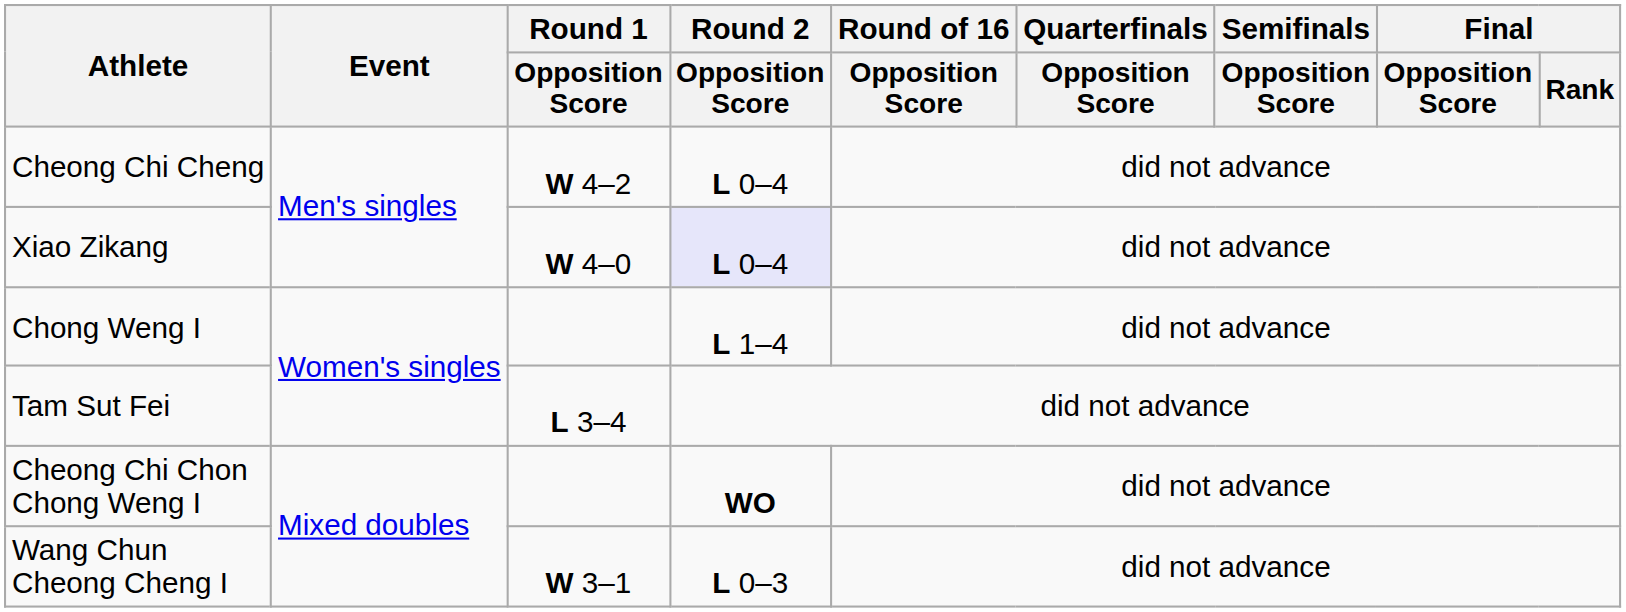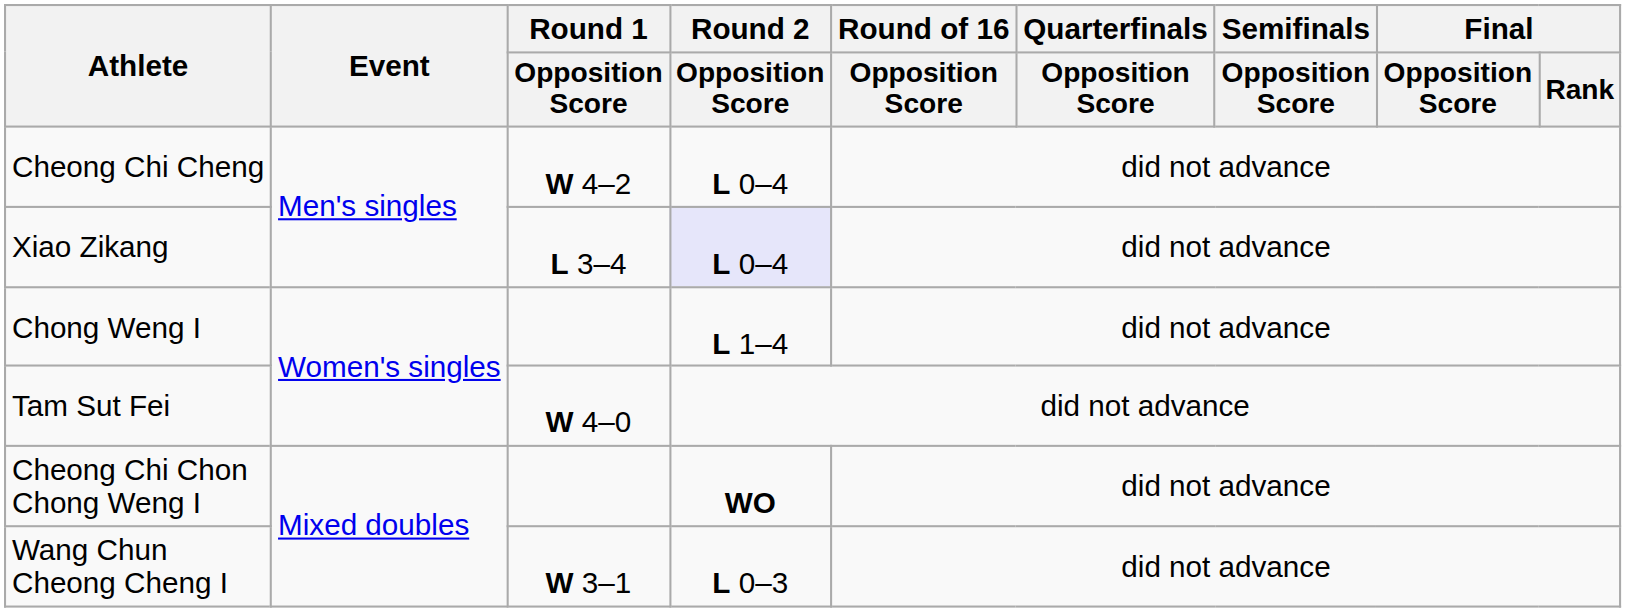(588, 264) W 4–0 -> (588, 264) L 3–4
(588, 423) L 3–4 -> (588, 423) W 4–0
